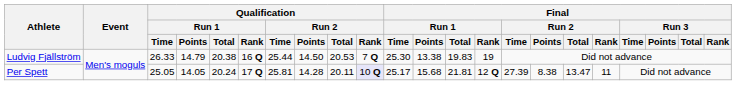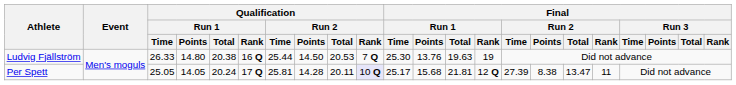(193, 57) 14.79 -> (193, 57) 14.80
(429, 57) 13.38 -> (429, 57) 13.76
(460, 57) 19.83 -> (460, 57) 19.63
